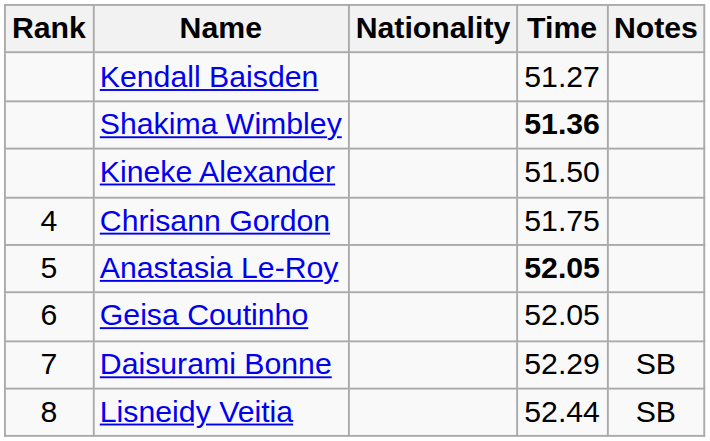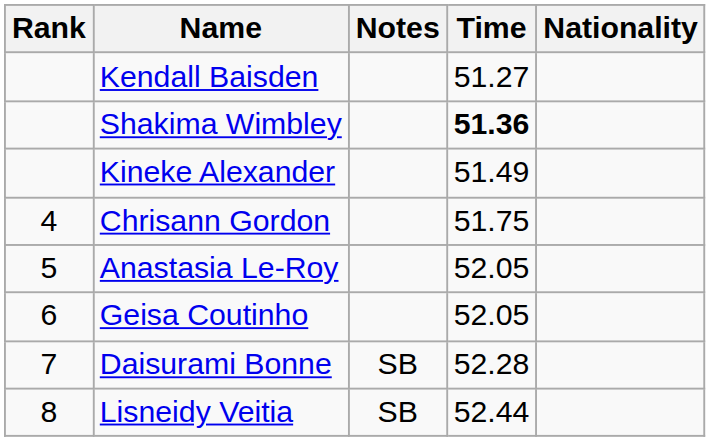columns swapped: (433, 28) <-> (656, 28)
(562, 172) 51.50 -> (492, 172) 51.49
(562, 268) bold -> (492, 268) normal
(562, 364) 52.29 -> (492, 364) 52.28
